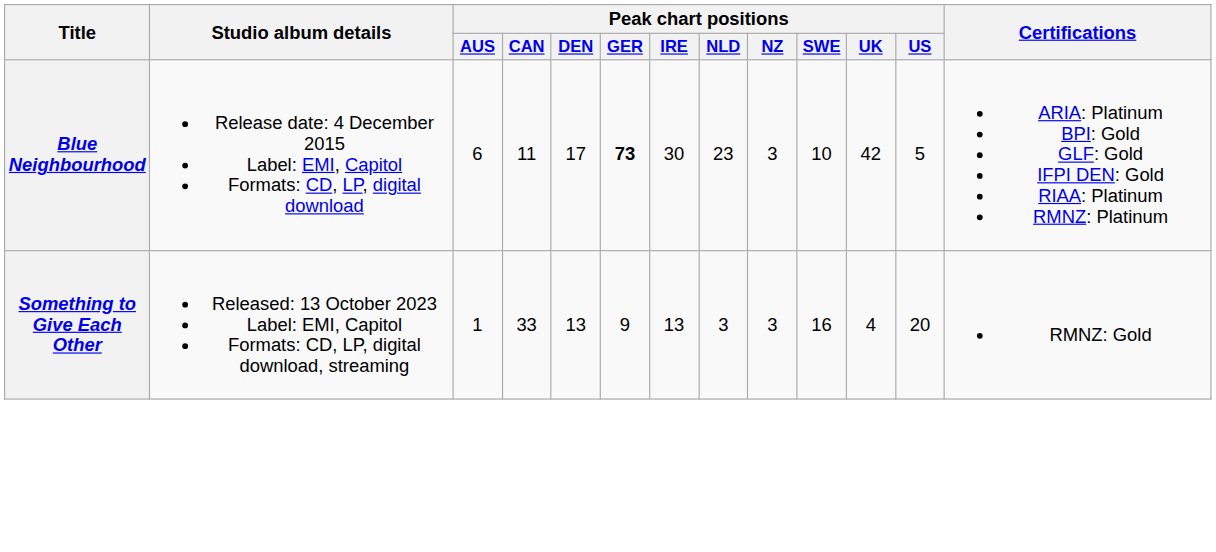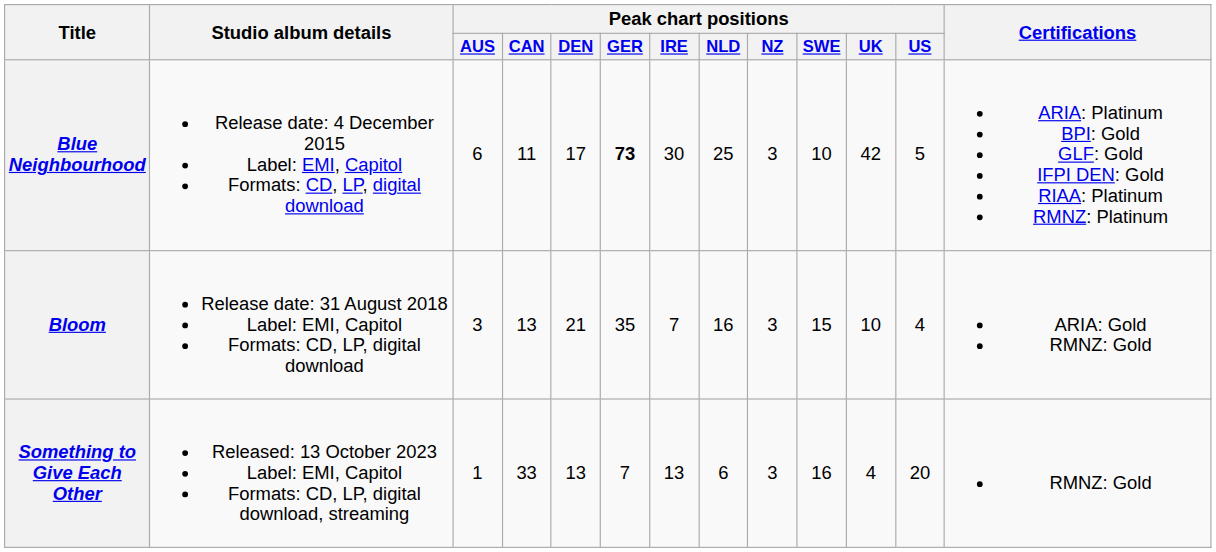(723, 154) 23 -> (723, 154) 25
+ row: (77, 324)
(625, 324) 9 -> (625, 473) 7
(723, 324) 3 -> (723, 473) 6
